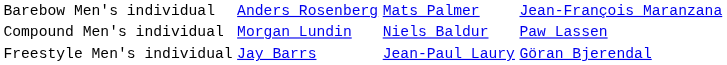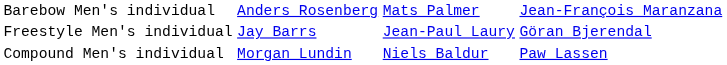rows swapped: (118, 54) <-> (114, 32)
